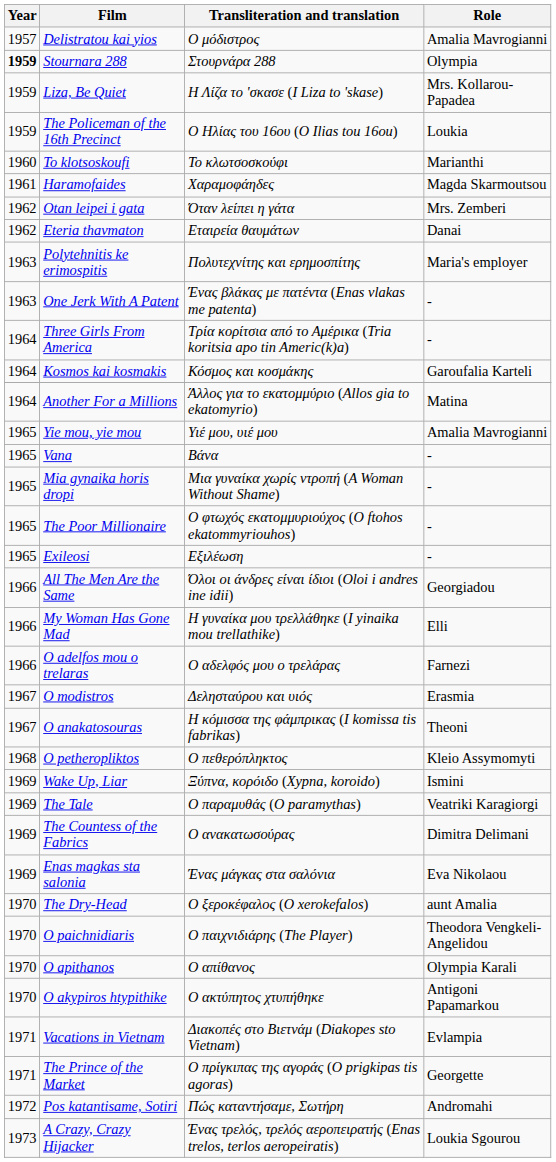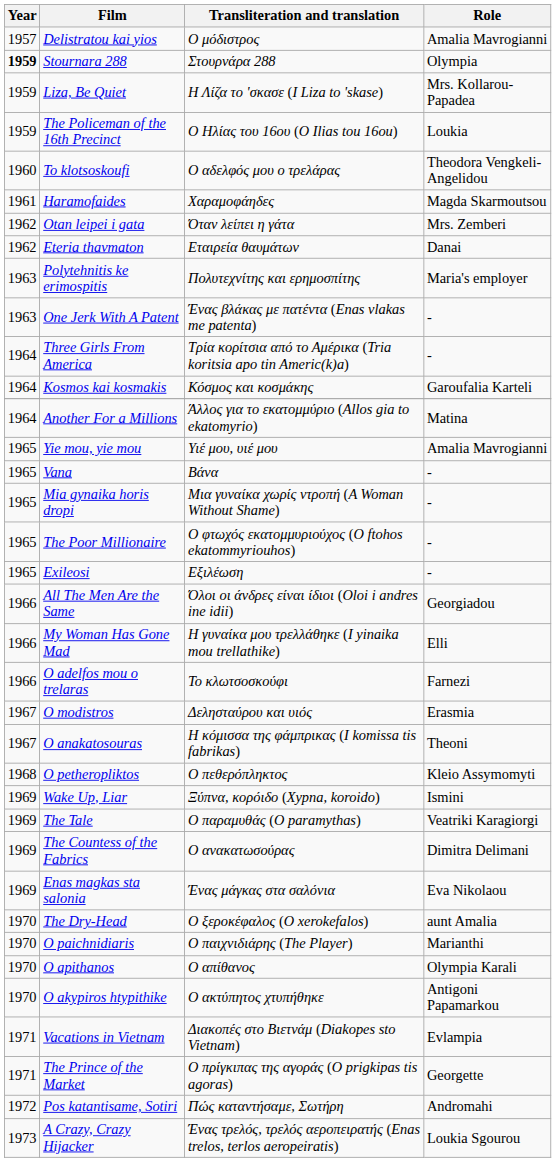(238, 162) Το κλωτσοσκούφι -> (264, 170) Ο αδελφός μου ο τρελάρας
(455, 162) Marianthi -> (484, 170) Theodora Vengkeli-Angelidou
(264, 665) Ο αδελφός μου ο τρελάρας -> (238, 681) Το κλωτσοσκούφι
(484, 935) Theodora Vengkeli-Angelidou -> (455, 944) Marianthi
